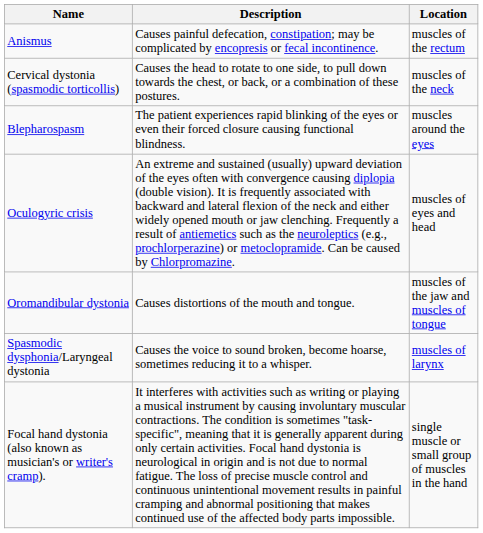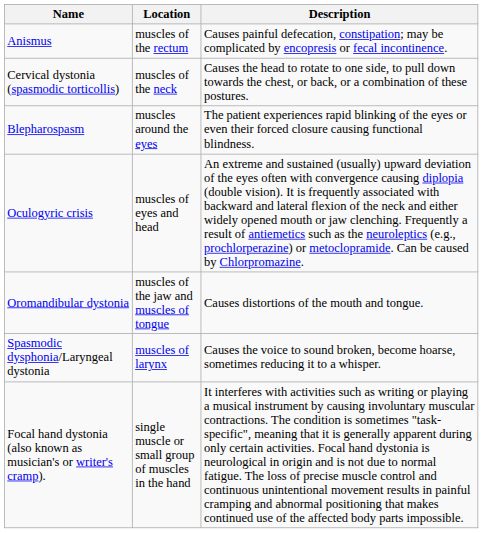columns swapped: (443, 14) <-> (271, 14)
